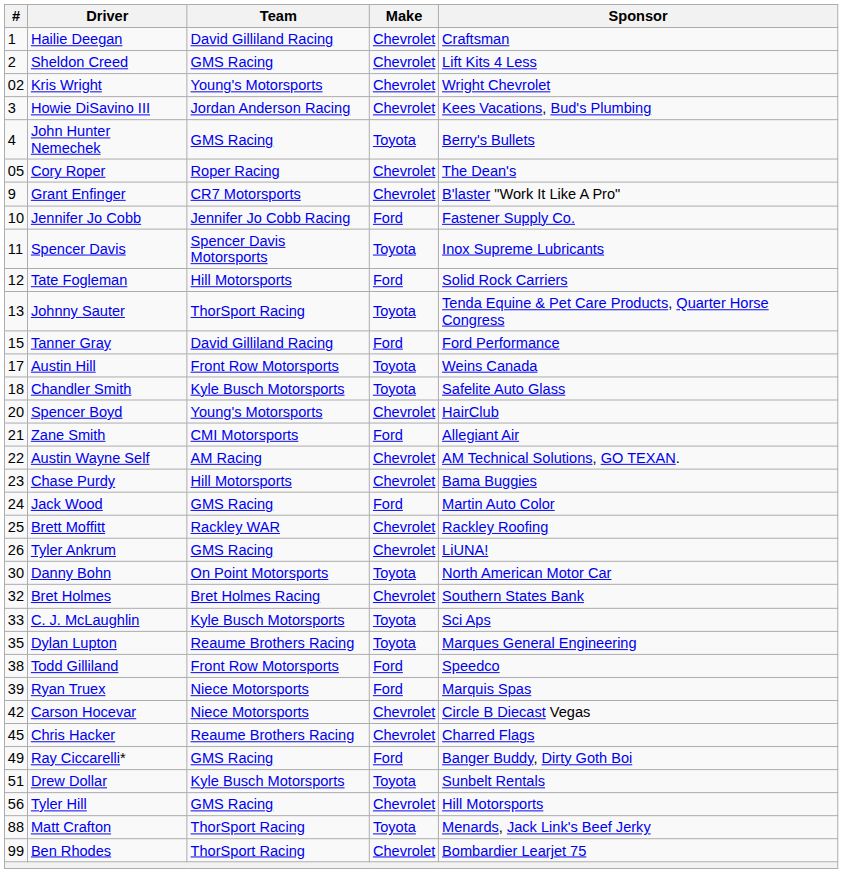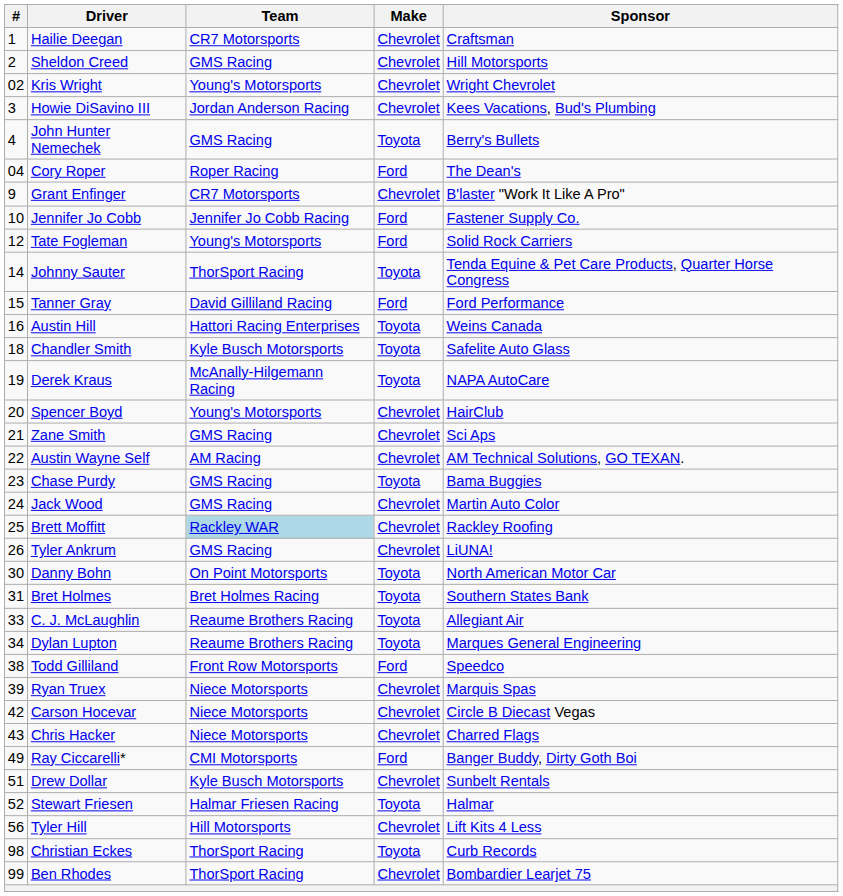(262, 39) David Gilliland Racing -> (245, 39) CR7 Motorsports
(489, 62) Lift Kits 4 Less -> (497, 62) Hill Motorsports
(16, 171) 05 -> (16, 171) 04
(404, 171) Chevrolet -> (392, 171) Ford
- row: (78, 249)
(241, 280) Hill Motorsports -> (255, 240) Young's Motorsports
(16, 311) 13 -> (16, 272) 14
(16, 365) 17 -> (16, 326) 16
(265, 365) Front Row Motorsports -> (275, 326) Hattori Racing Enterprises
+ row: (71, 380)
(244, 435) CMI Motorsports -> (231, 435) GMS Racing
(388, 435) Ford -> (409, 435) Chevrolet
(481, 435) Allegiant Air -> (471, 435) Sci Aps
(241, 481) Hill Motorsports -> (231, 481) GMS Racing
(404, 481) Chevrolet -> (399, 481) Toyota
(388, 504) Ford -> (409, 504) Chevrolet
(235, 527) no background -> (234, 527) lightblue background
(16, 596) 32 -> (16, 596) 31
(404, 596) Chevrolet -> (399, 596) Toyota
(268, 620) Kyle Busch Motorsports -> (271, 620) Reaume Brothers Racing
(466, 620) Sci Aps -> (485, 620) Allegiant Air
(16, 643) 35 -> (16, 643) 34
(388, 689) Ford -> (409, 689) Chevrolet
(16, 735) 45 -> (16, 735) 43
(272, 735) Reaume Brothers Racing -> (249, 735) Niece Motorsports
(232, 758) GMS Racing -> (243, 758) CMI Motorsports
(394, 781) Toyota -> (409, 781) Chevrolet
+ row: (82, 804)
(232, 804) GMS Racing -> (240, 827) Hill Motorsports
(493, 804) Hill Motorsports -> (494, 827) Lift Kits 4 Less
- row: (71, 827)
+ row: (82, 851)
